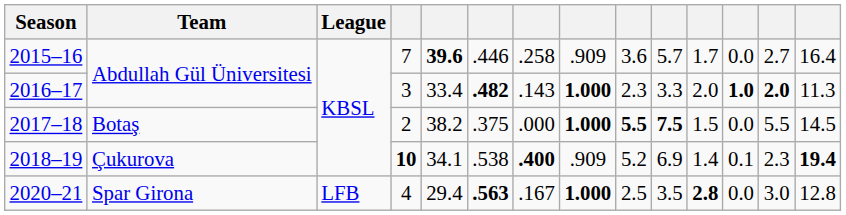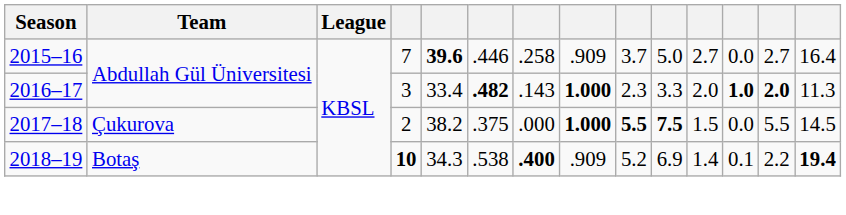(634, 56) 3.6 -> (634, 56) 3.7
(670, 56) 5.7 -> (670, 56) 5.0
(705, 56) 1.7 -> (705, 56) 2.7
(116, 124) Botaş -> (133, 124) Çukurova
(133, 159) Çukurova -> (116, 159) Botaş
(444, 159) 34.1 -> (444, 159) 34.3
(777, 159) 2.3 -> (777, 159) 2.2
- row: (46, 193)
